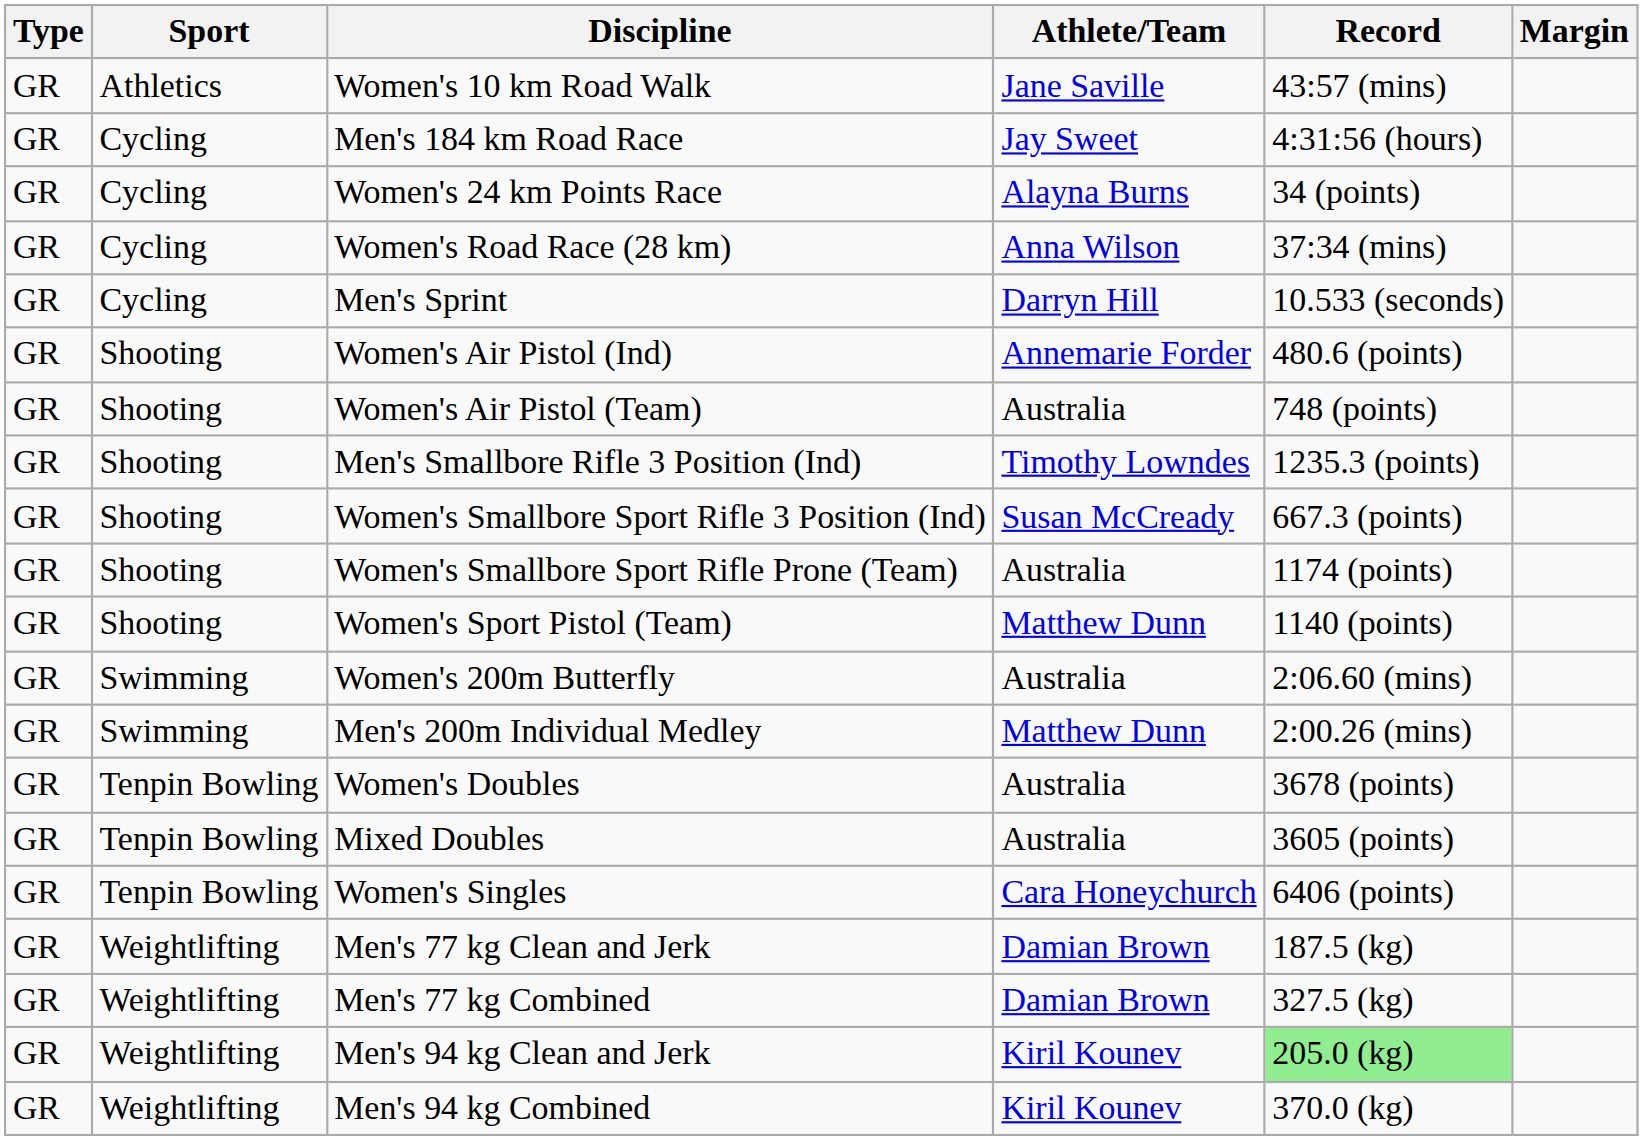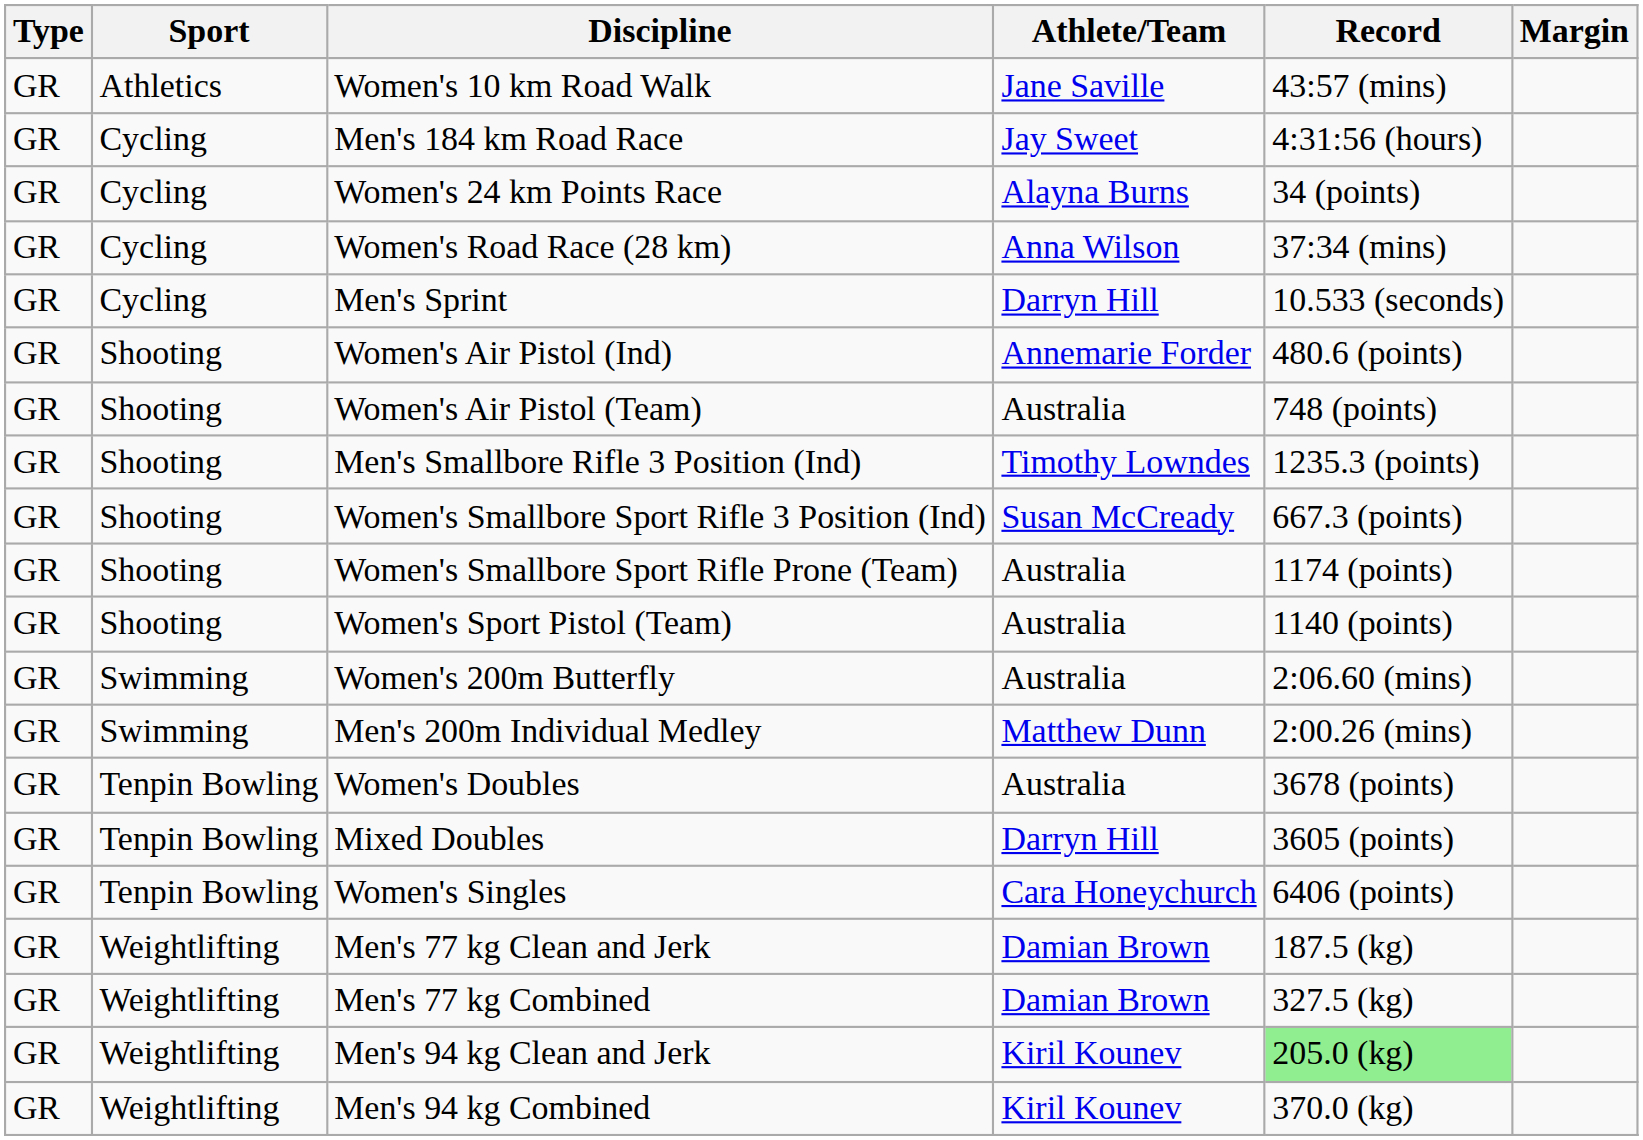(1104, 623) Matthew Dunn -> (1064, 623) Australia
(1064, 838) Australia -> (1080, 838) Darryn Hill
